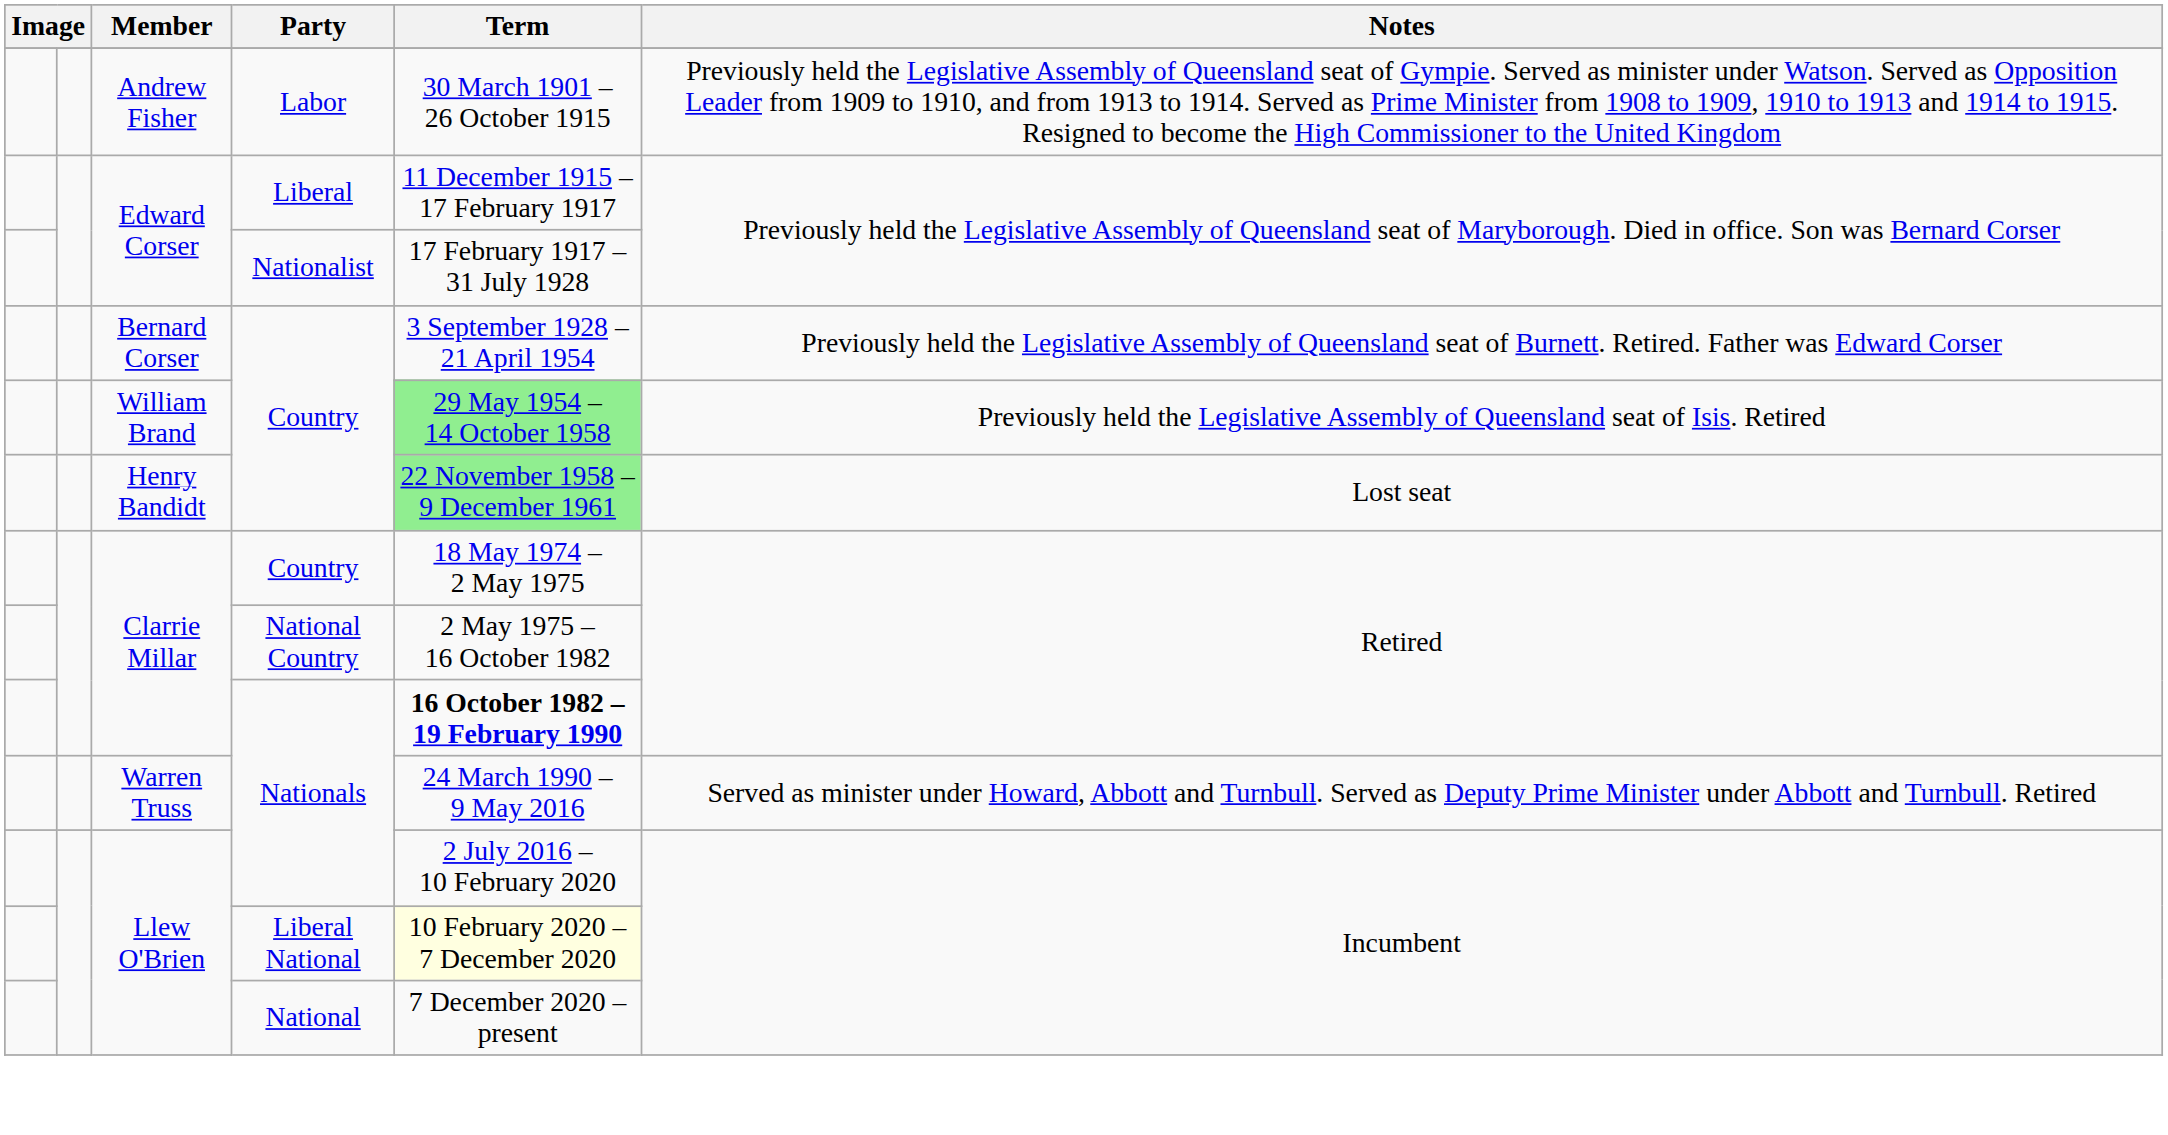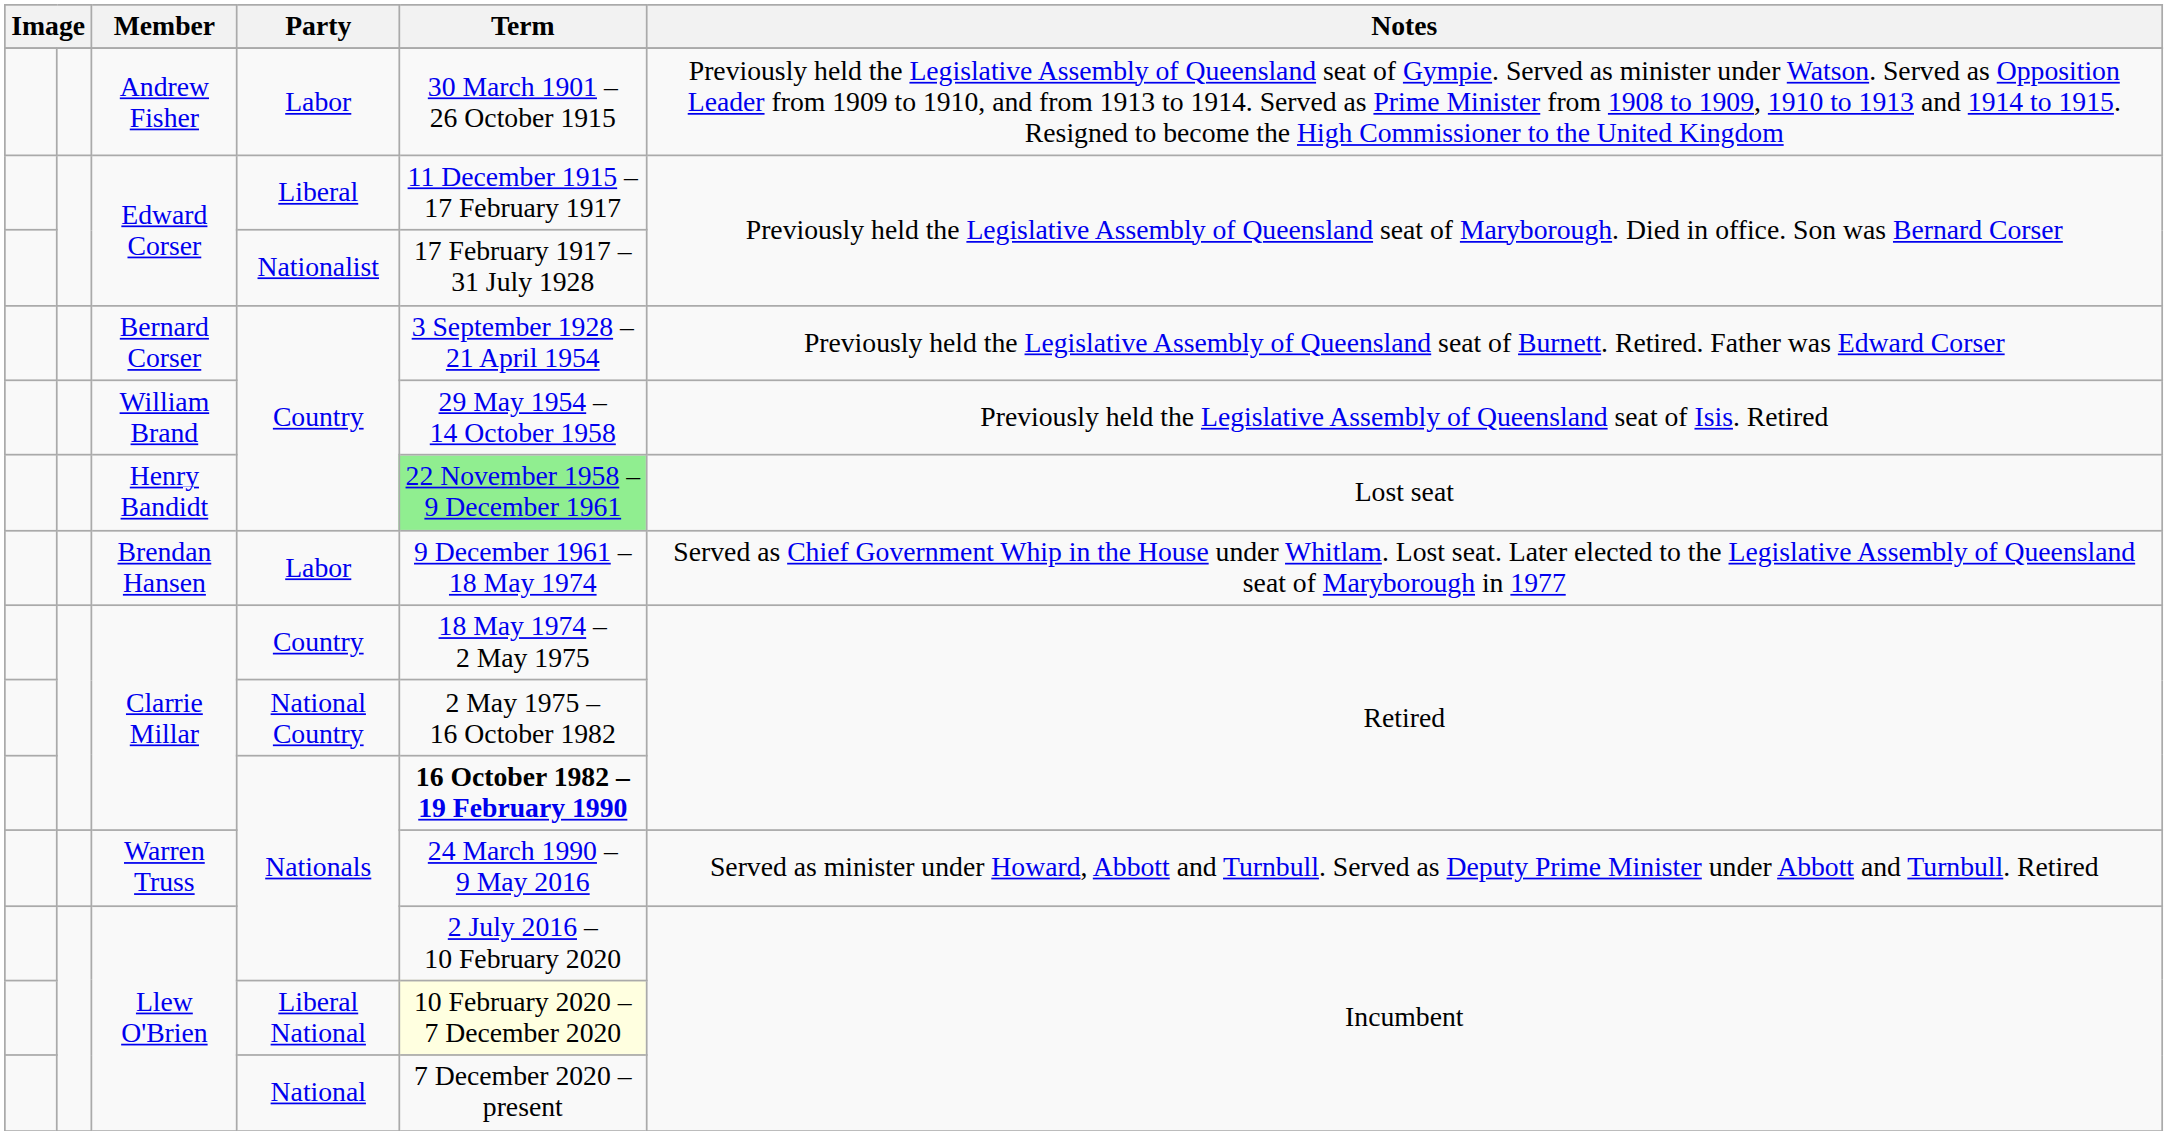(518, 417) lightgreen background -> (523, 417) no background
+ row: (164, 567)
